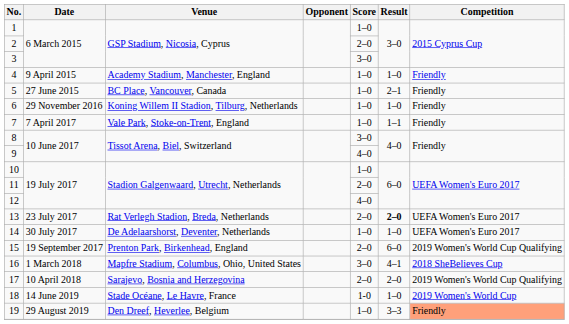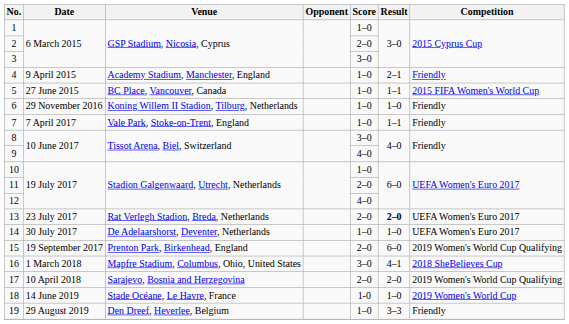(394, 75) 1–0 -> (394, 75) 2–1
(394, 91) 2–1 -> (394, 91) 1–1
(429, 91) Friendly -> (476, 91) 2015 FIFA Women's World Cup
(429, 311) lightsalmon background -> (429, 311) no background
